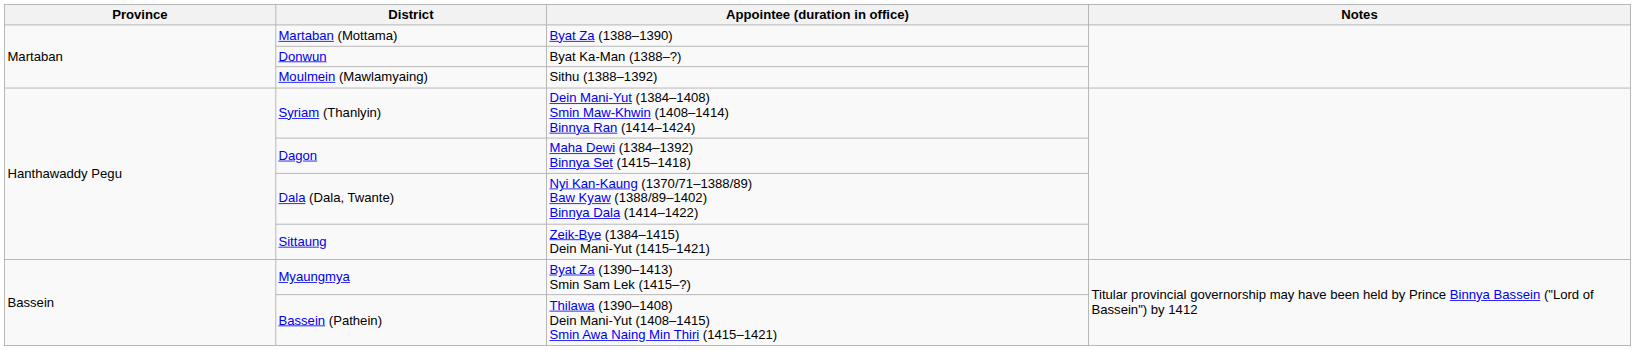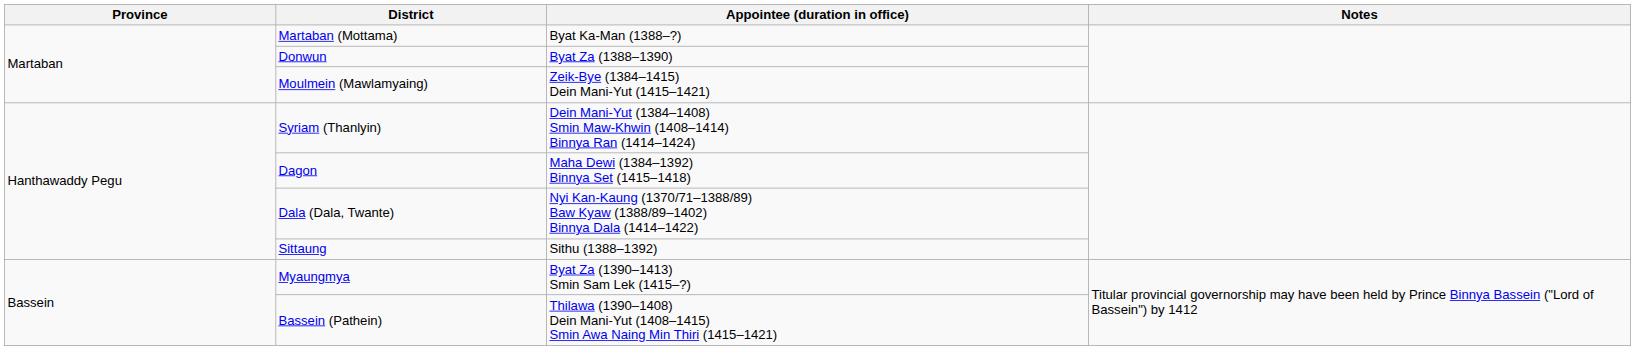(611, 35) Byat Za (1388–1390) -> (615, 35) Byat Ka-Man (1388–?)
(615, 56) Byat Ka-Man (1388–?) -> (611, 56) Byat Za (1388–1390)
(603, 77) Sithu (1388–1392) -> (630, 84) Zeik-Bye (1384–1415) Dein Mani-Yut (1415–1421)
(630, 241) Zeik-Bye (1384–1415) Dein Mani-Yut (1415–1421) -> (603, 249) Sithu (1388–1392)
